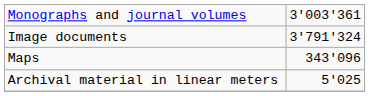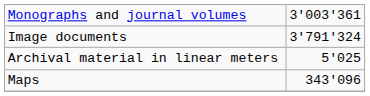rows swapped: (24, 59) <-> (143, 80)
